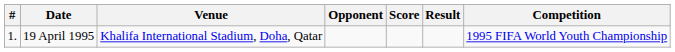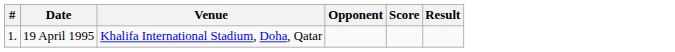- column: (567, 15)
